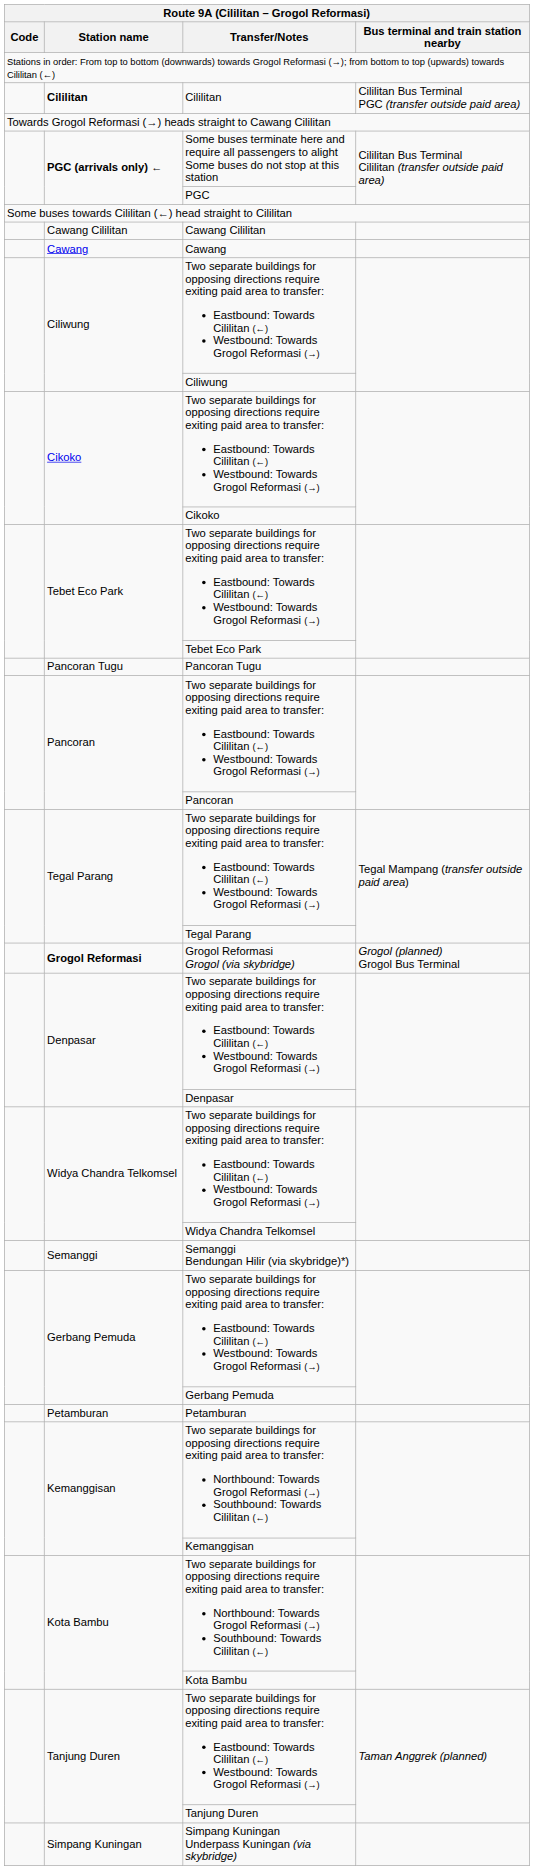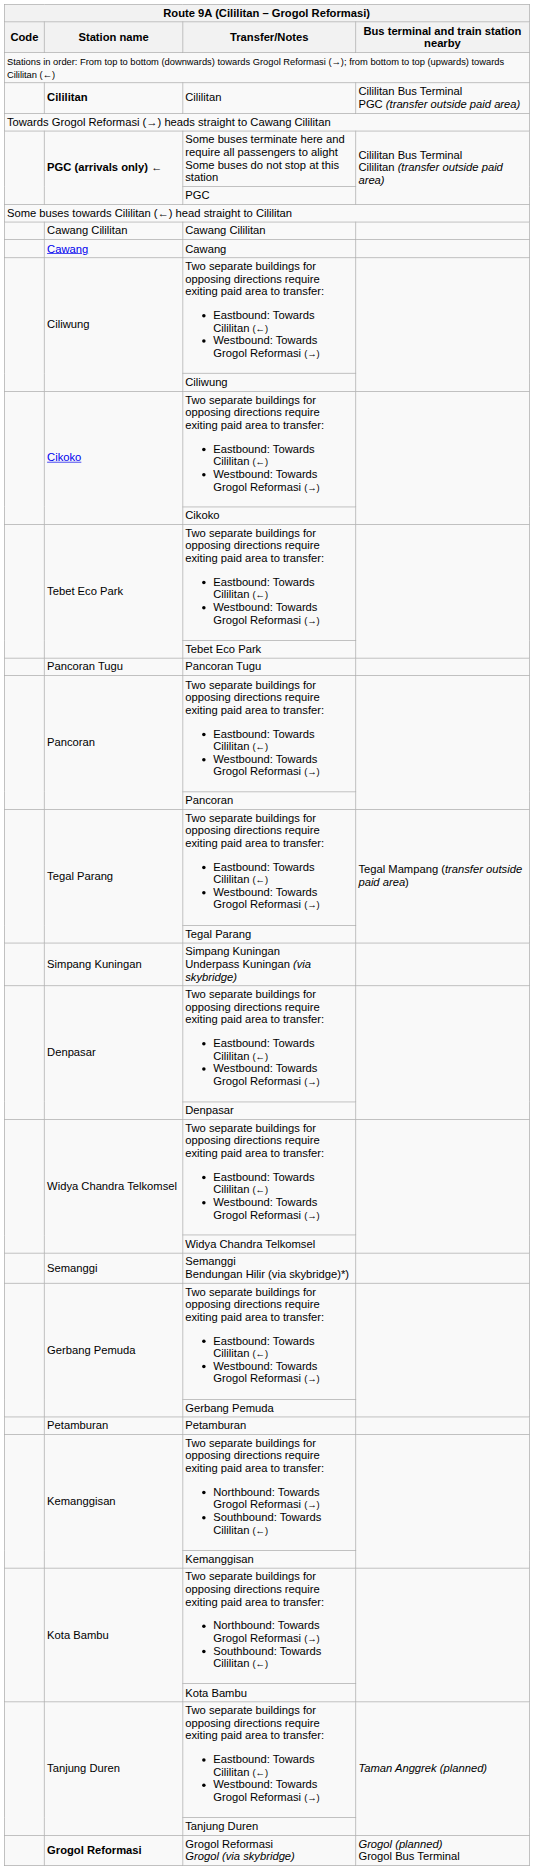rows swapped: (94, 1844) <-> (94, 958)
